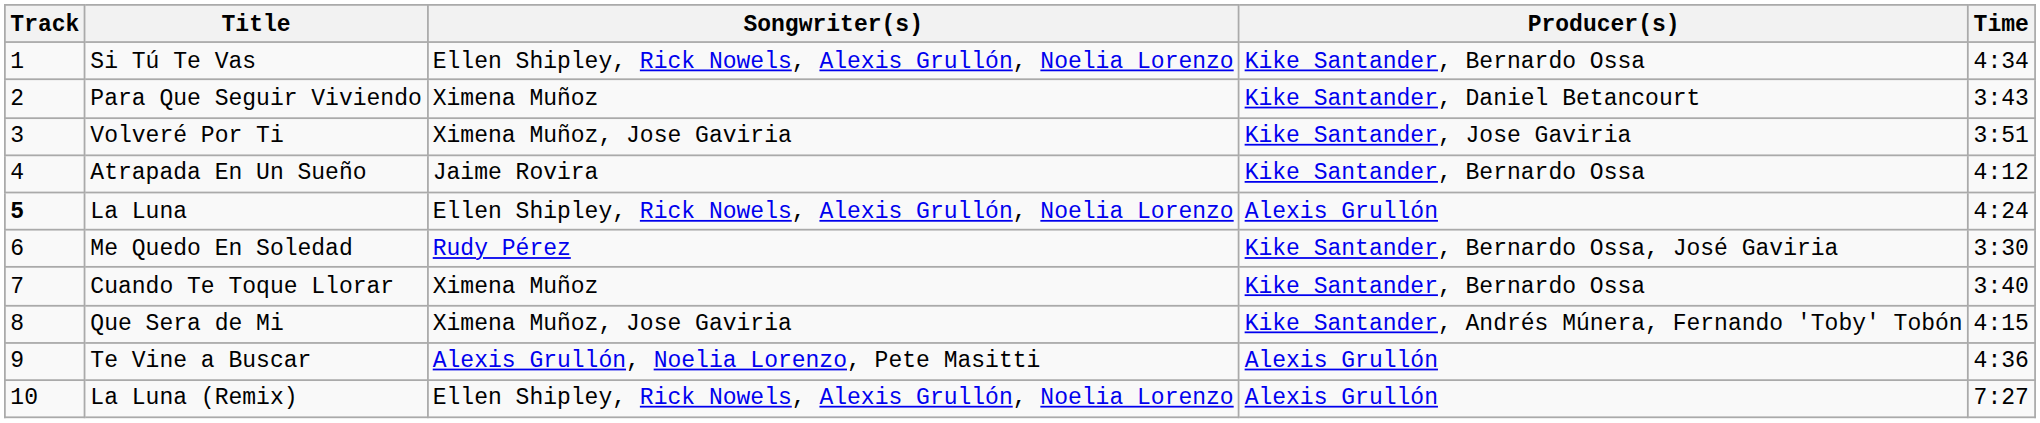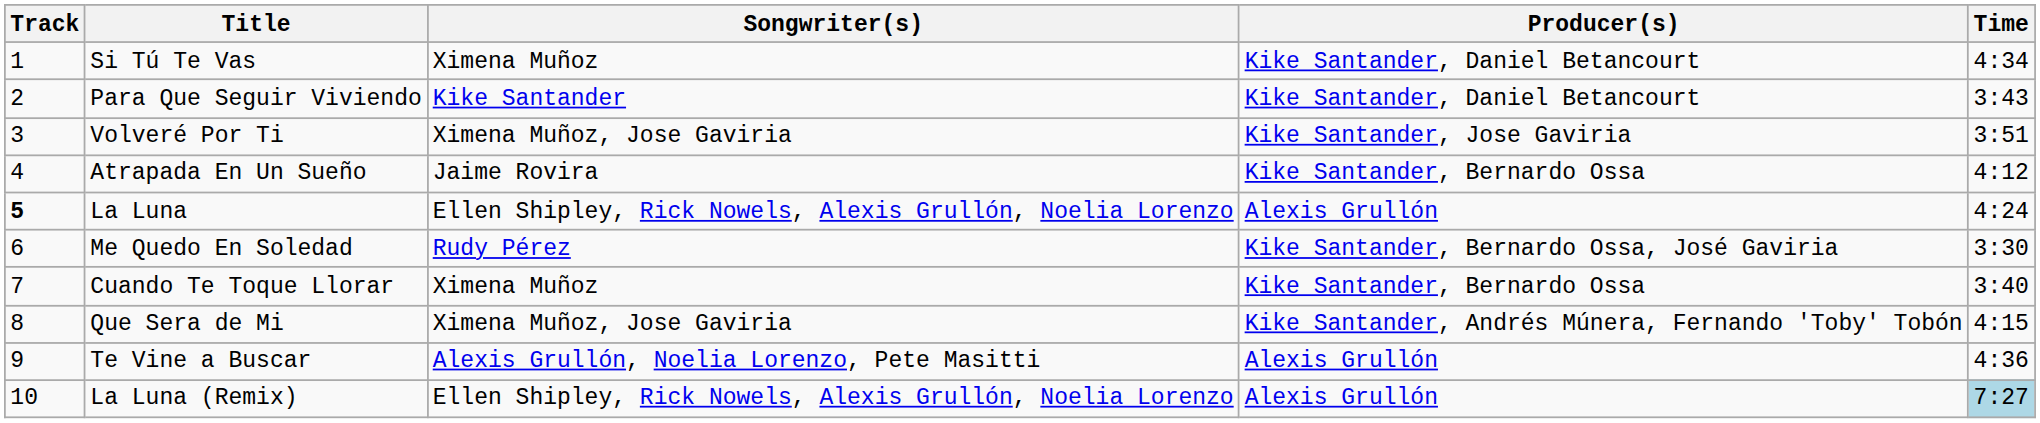(833, 61) Ellen Shipley, Rick Nowels, Alexis Grullón, Noelia Lorenzo -> (516, 61) Ximena Muñoz
(1445, 61) Kike Santander, Bernardo Ossa -> (1472, 61) Kike Santander, Daniel Betancourt
(516, 99) Ximena Muñoz -> (529, 99) Kike Santander
(2001, 399) no background -> (2001, 399) lightblue background
